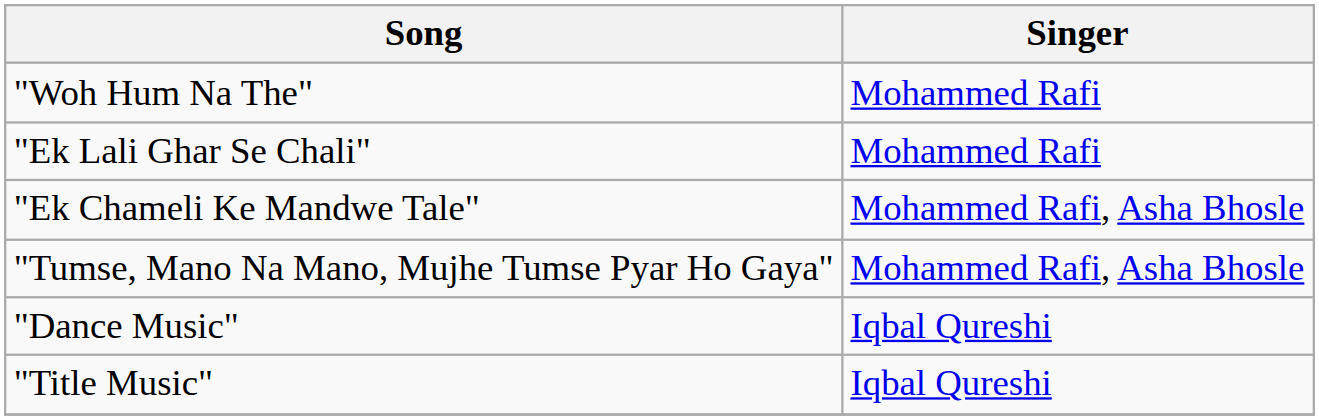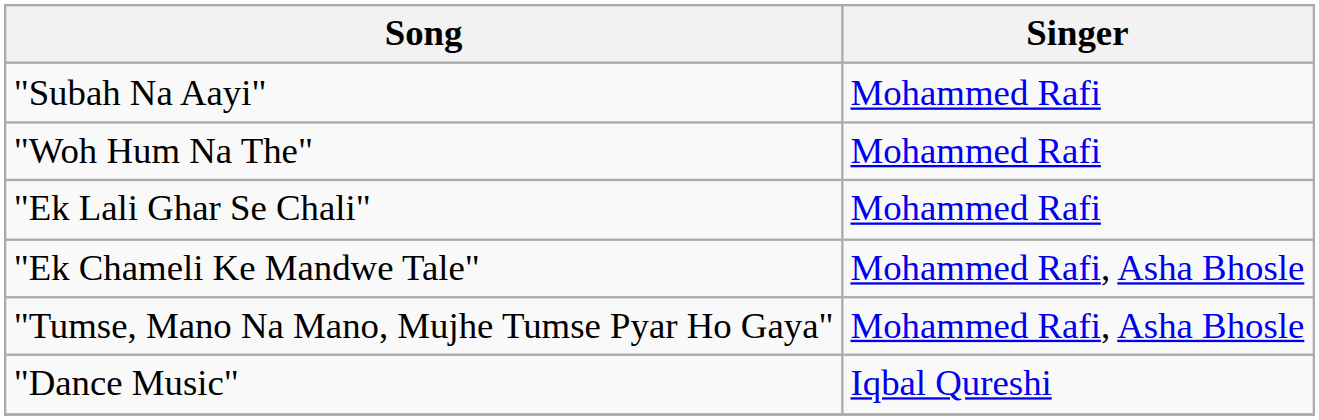+ row: (140, 92)
- row: (113, 383)
